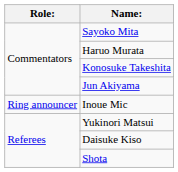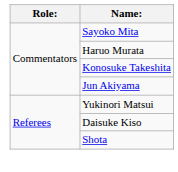- row: (105, 104)
